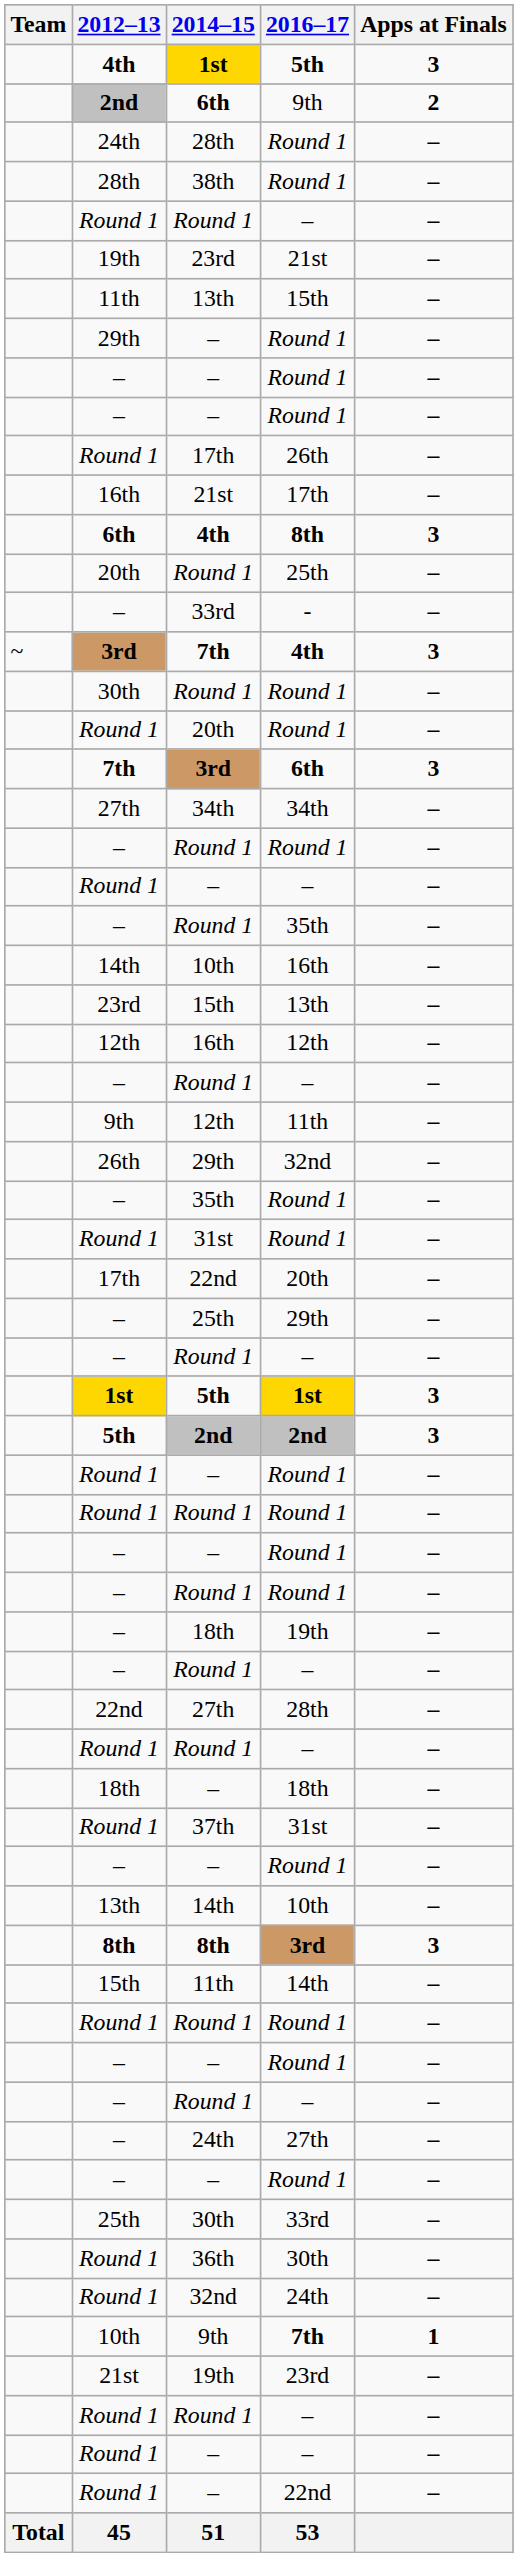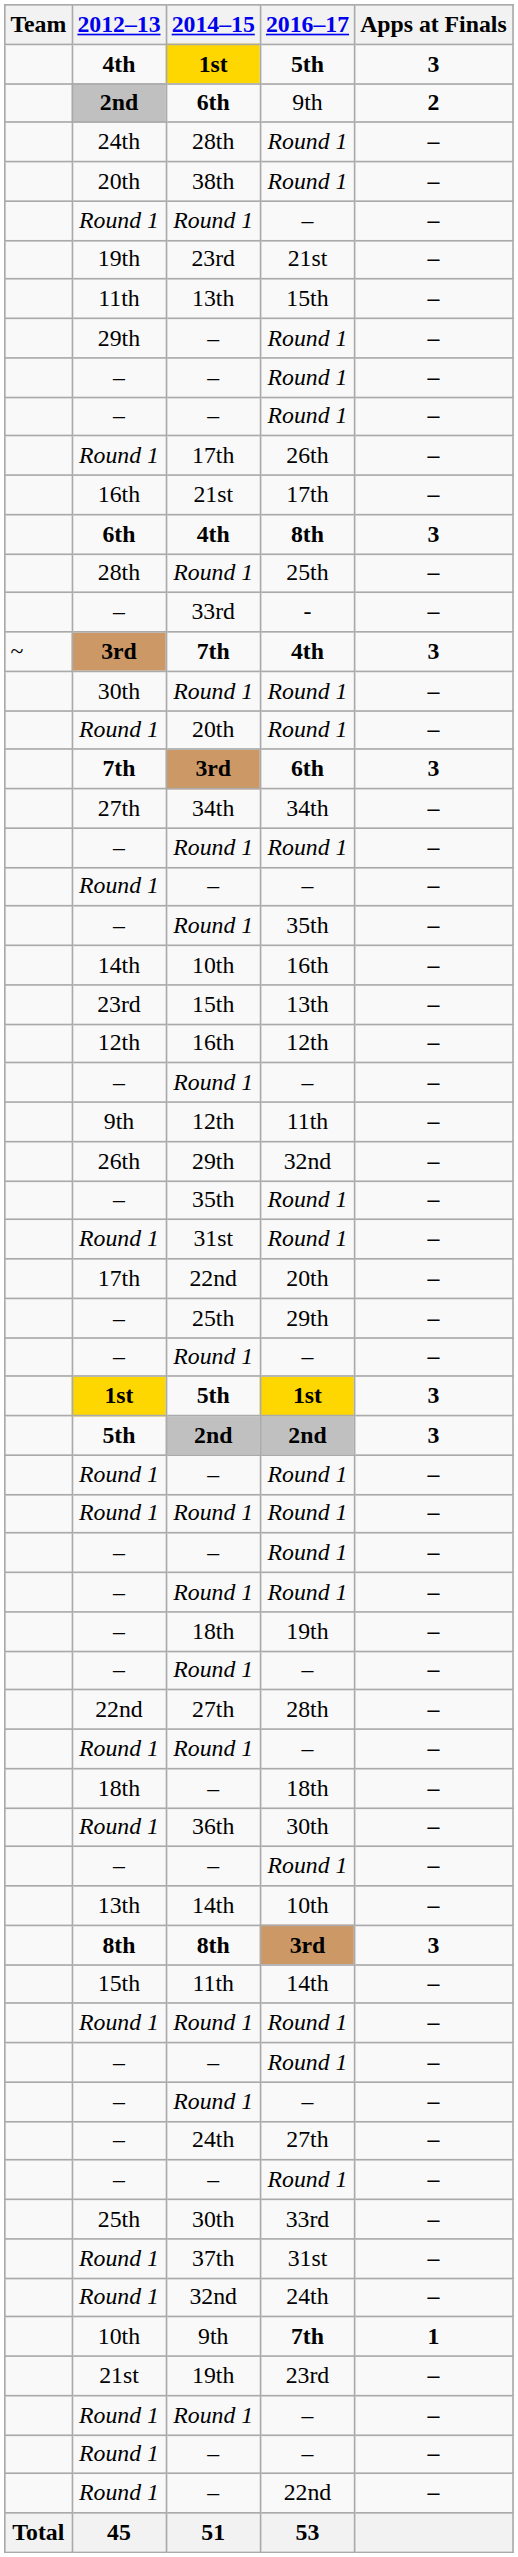(119, 181) 28th -> (119, 181) 20th
(119, 573) 20th -> (119, 573) 28th
rows swapped: (213, 2258) <-> (213, 1827)
